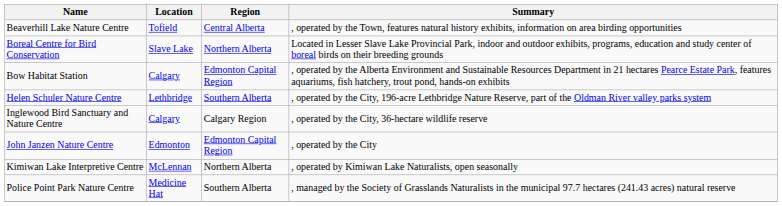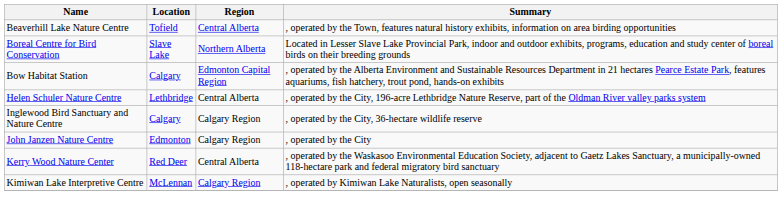(238, 97) Southern Alberta -> (228, 97) Central Alberta
(240, 145) Edmonton Capital Region -> (229, 140) Calgary Region
+ row: (60, 161)
(238, 167) Northern Alberta -> (229, 182) Calgary Region
- row: (70, 188)
